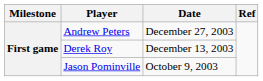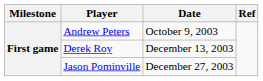(189, 31) December 27, 2003 -> (182, 31) October 9, 2003
(182, 66) October 9, 2003 -> (189, 66) December 27, 2003
